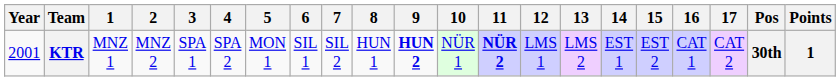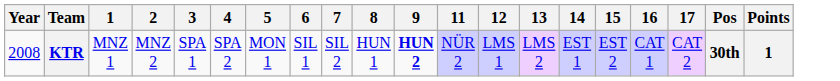- column: (458, 17)
(24, 52) 2001 -> (24, 52) 2008
(500, 52) bold -> (458, 52) normal
